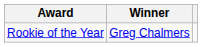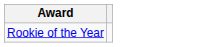- column: (149, 13)
